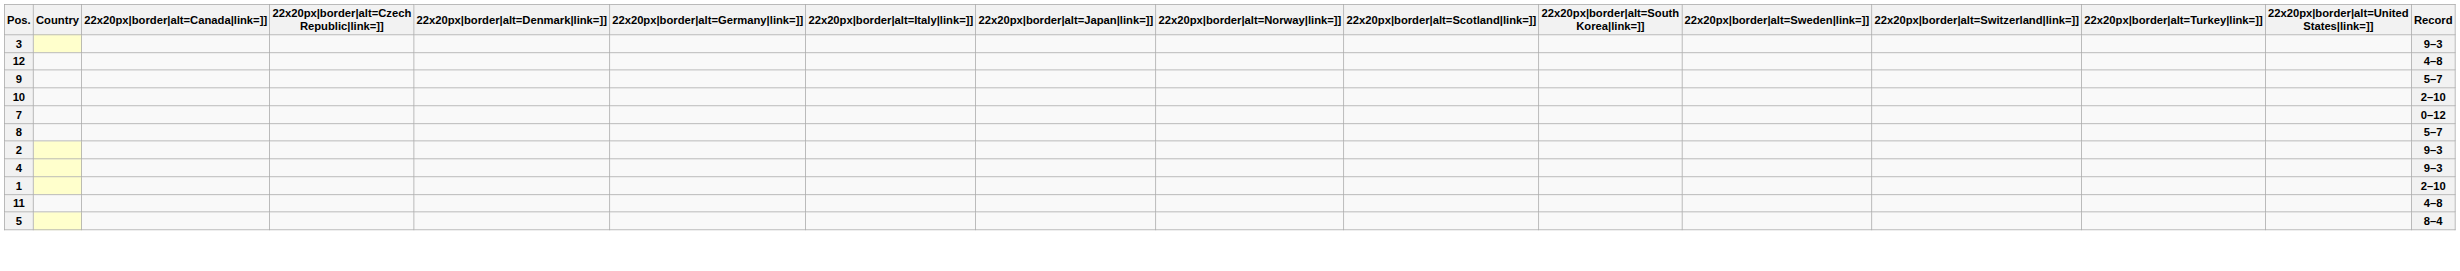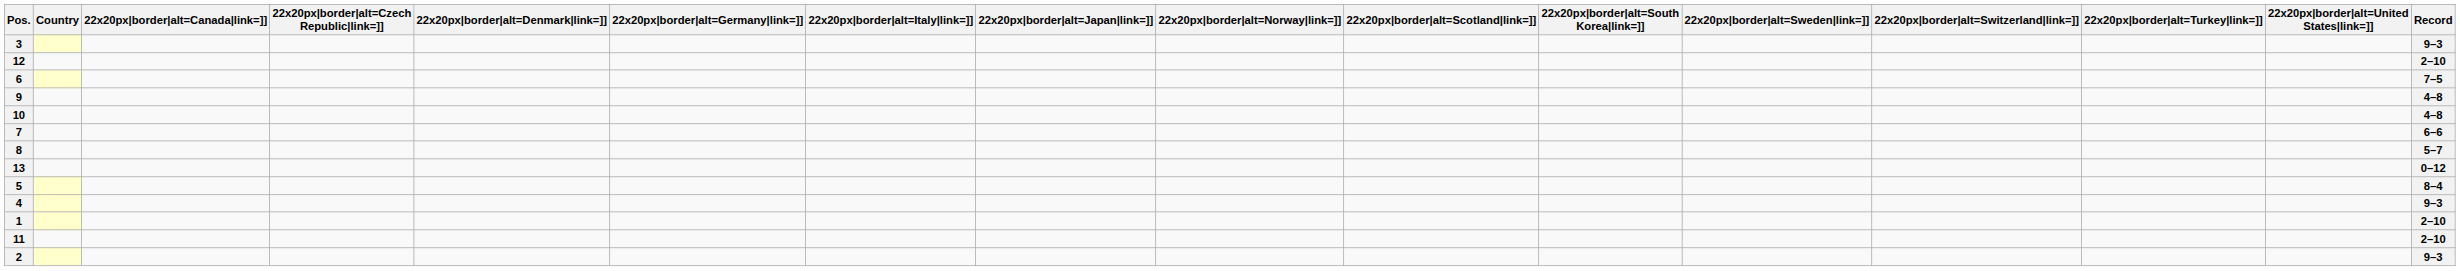(2433, 62) 4–8 -> (2433, 62) 2–10
+ row: (19, 79)
(2433, 79) 5–7 -> (2433, 97) 4–8
(2433, 97) 2–10 -> (2433, 115) 4–8
(2433, 115) 0–12 -> (2433, 133) 6–6
+ row: (19, 168)
rows swapped: (19, 150) <-> (19, 221)
(2433, 204) 4–8 -> (2433, 239) 2–10
